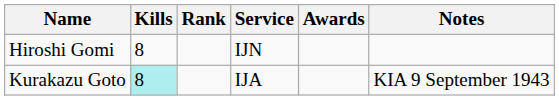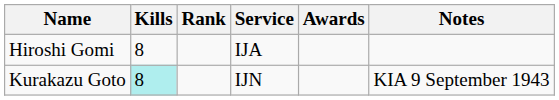(248, 49) IJN -> (248, 49) IJA
(248, 79) IJA -> (248, 79) IJN
